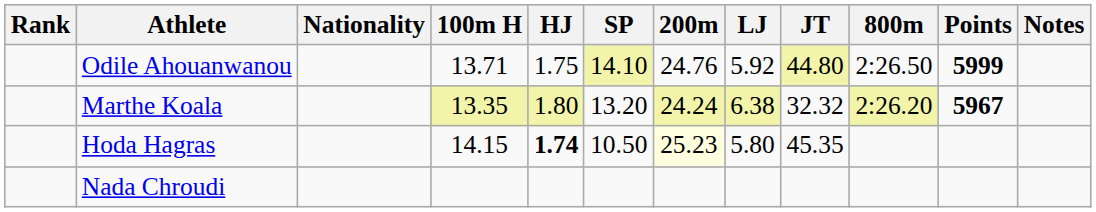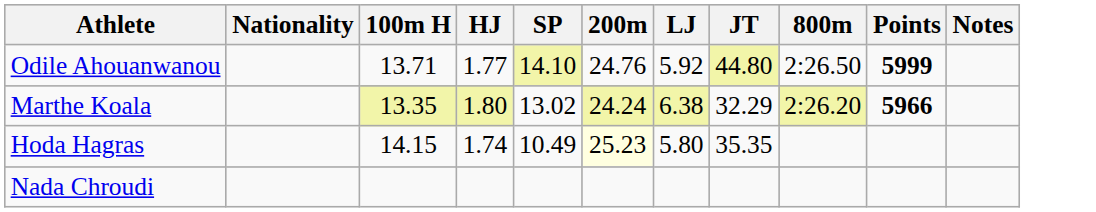- column: (40, 24)
(556, 65) 1.75 -> (485, 65) 1.77
(619, 105) 13.20 -> (548, 105) 13.02
(815, 105) 32.32 -> (744, 105) 32.29
(978, 105) 5967 -> (907, 105) 5966
(556, 145) bold -> (485, 145) normal
(619, 145) 10.50 -> (548, 145) 10.49
(815, 145) 45.35 -> (744, 145) 35.35
